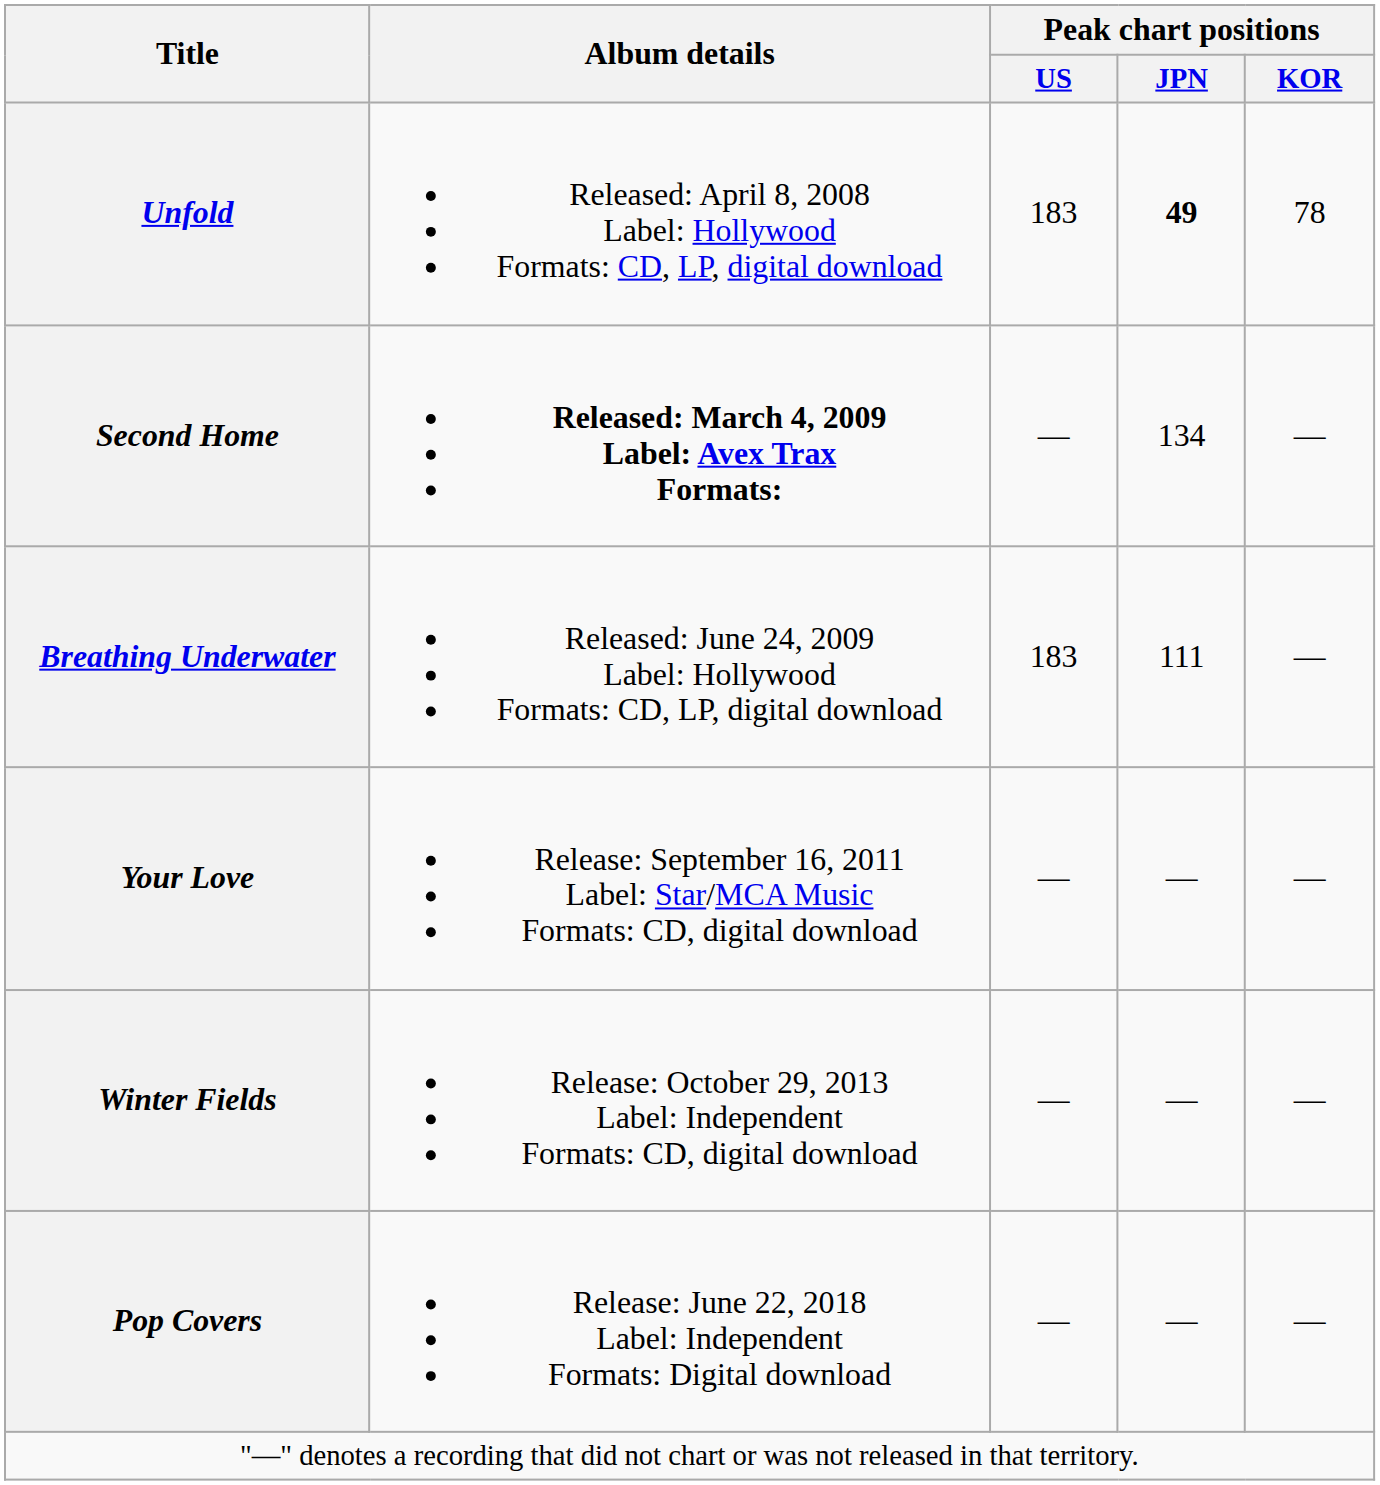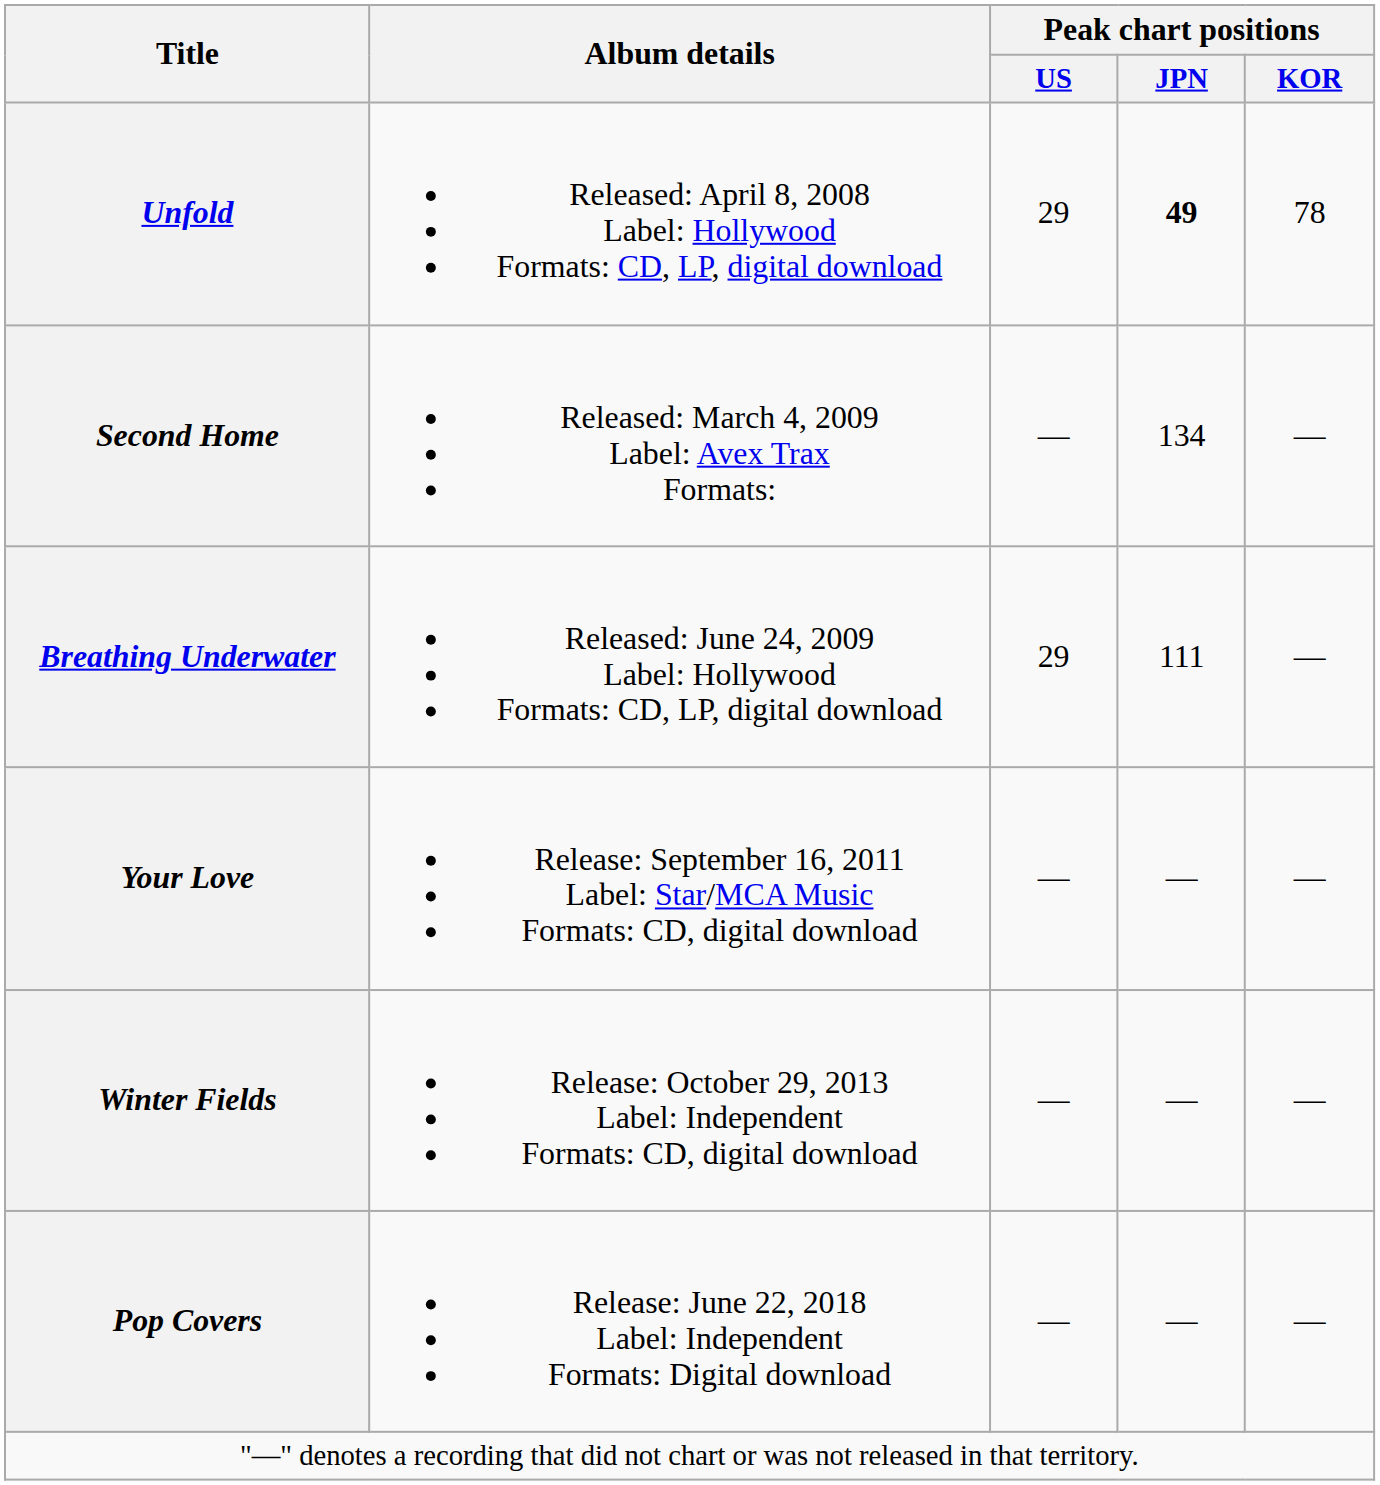(1054, 213) 183 -> (1054, 213) 29
(680, 453) bold -> (680, 453) normal
(1054, 656) 183 -> (1054, 656) 29
